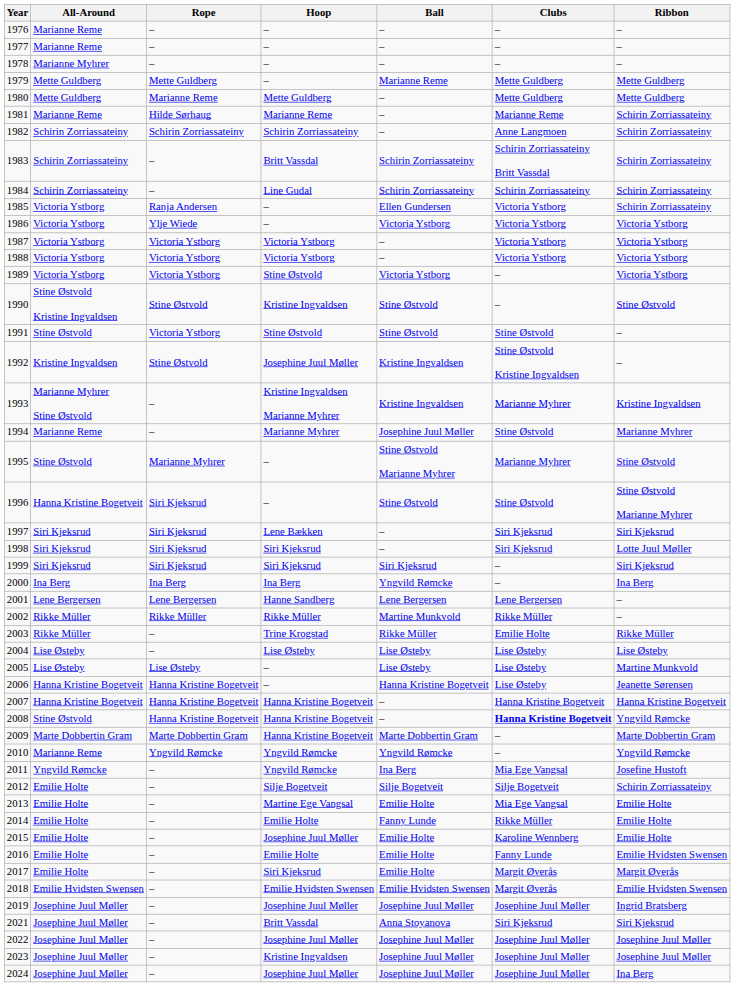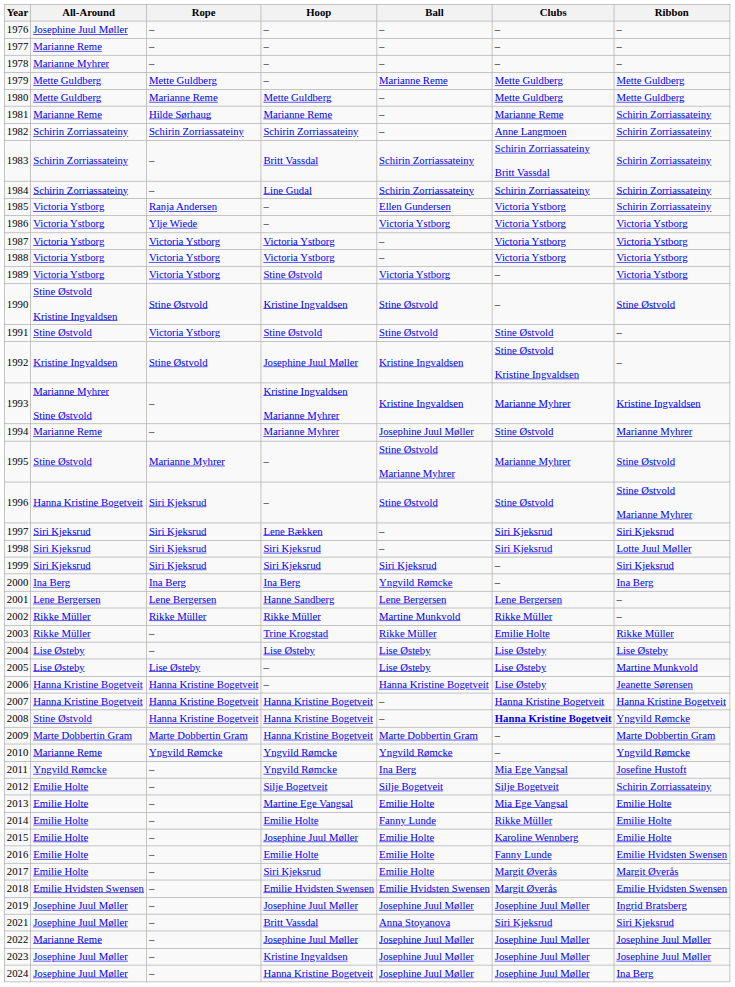(68, 30) Marianne Reme -> (81, 30) Josephine Juul Møller
(81, 939) Josephine Juul Møller -> (68, 939) Marianne Reme
(311, 973) Josephine Juul Møller -> (318, 973) Hanna Kristine Bogetveit
